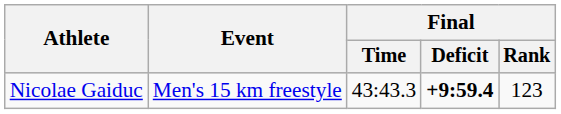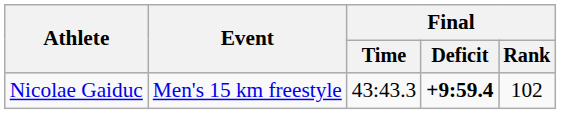(527, 90) 123 -> (527, 90) 102
